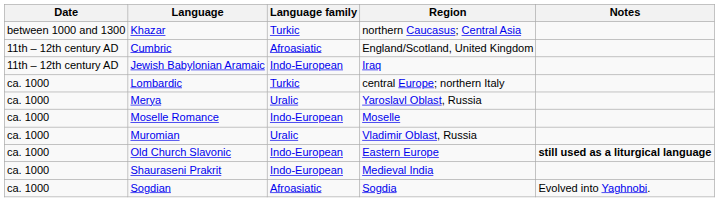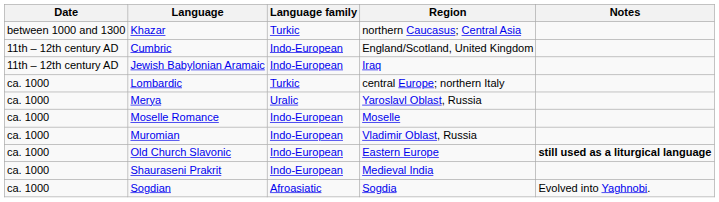(296, 48) Afroasiatic -> (306, 48) Indo-European
(284, 135) Uralic -> (306, 135) Indo-European
